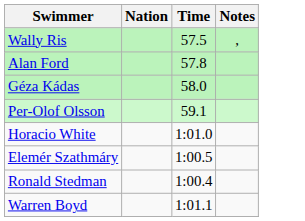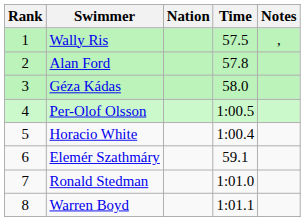+ column: (25, 16)
(194, 110) 59.1 -> (235, 110) 1:00.5
(194, 134) 1:01.0 -> (235, 134) 1:00.4
(194, 157) 1:00.5 -> (235, 157) 59.1
(194, 181) 1:00.4 -> (235, 181) 1:01.0
